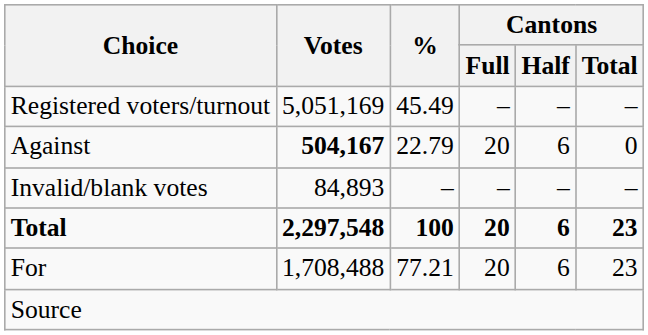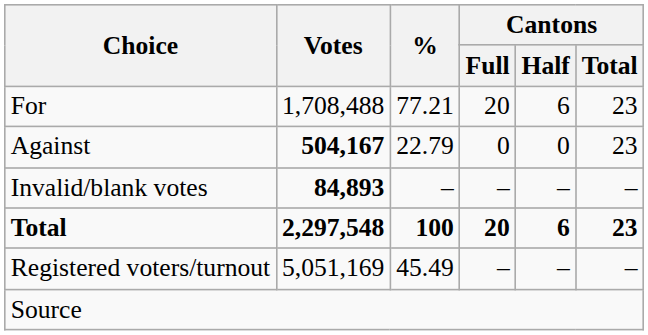rows swapped: (28, 268) <-> (140, 106)
(497, 146) 20 -> (503, 146) 0
(563, 146) 6 -> (563, 146) 0
(631, 146) 0 -> (625, 146) 23
(349, 187) normal -> (349, 187) bold
